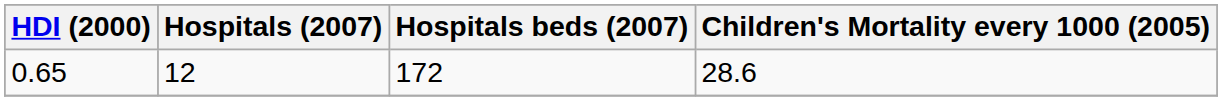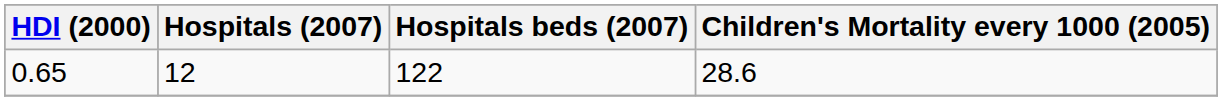(419, 72) 172 -> (419, 72) 122
